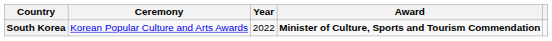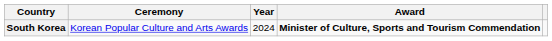(264, 28) 2022 -> (264, 28) 2024
